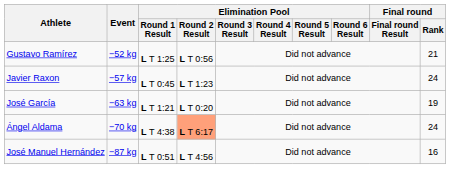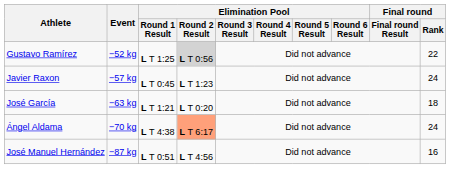(196, 59) no background -> (196, 59) lightgrey background
(433, 54) 21 -> (433, 54) 22
(433, 103) 19 -> (433, 103) 18
